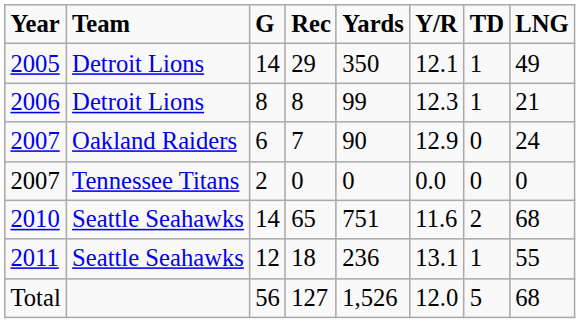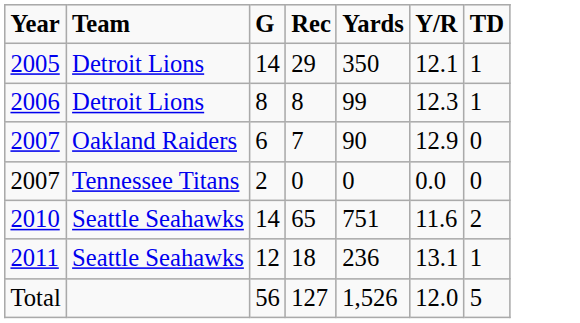- column: (542, 24)
